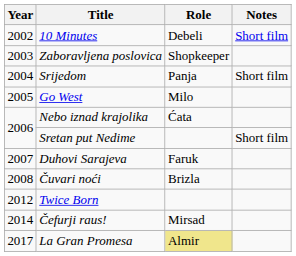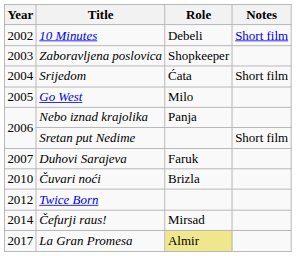(182, 76) Panja -> (180, 76) Ćata
(180, 117) Ćata -> (182, 117) Panja
(20, 179) 2008 -> (20, 179) 2010
